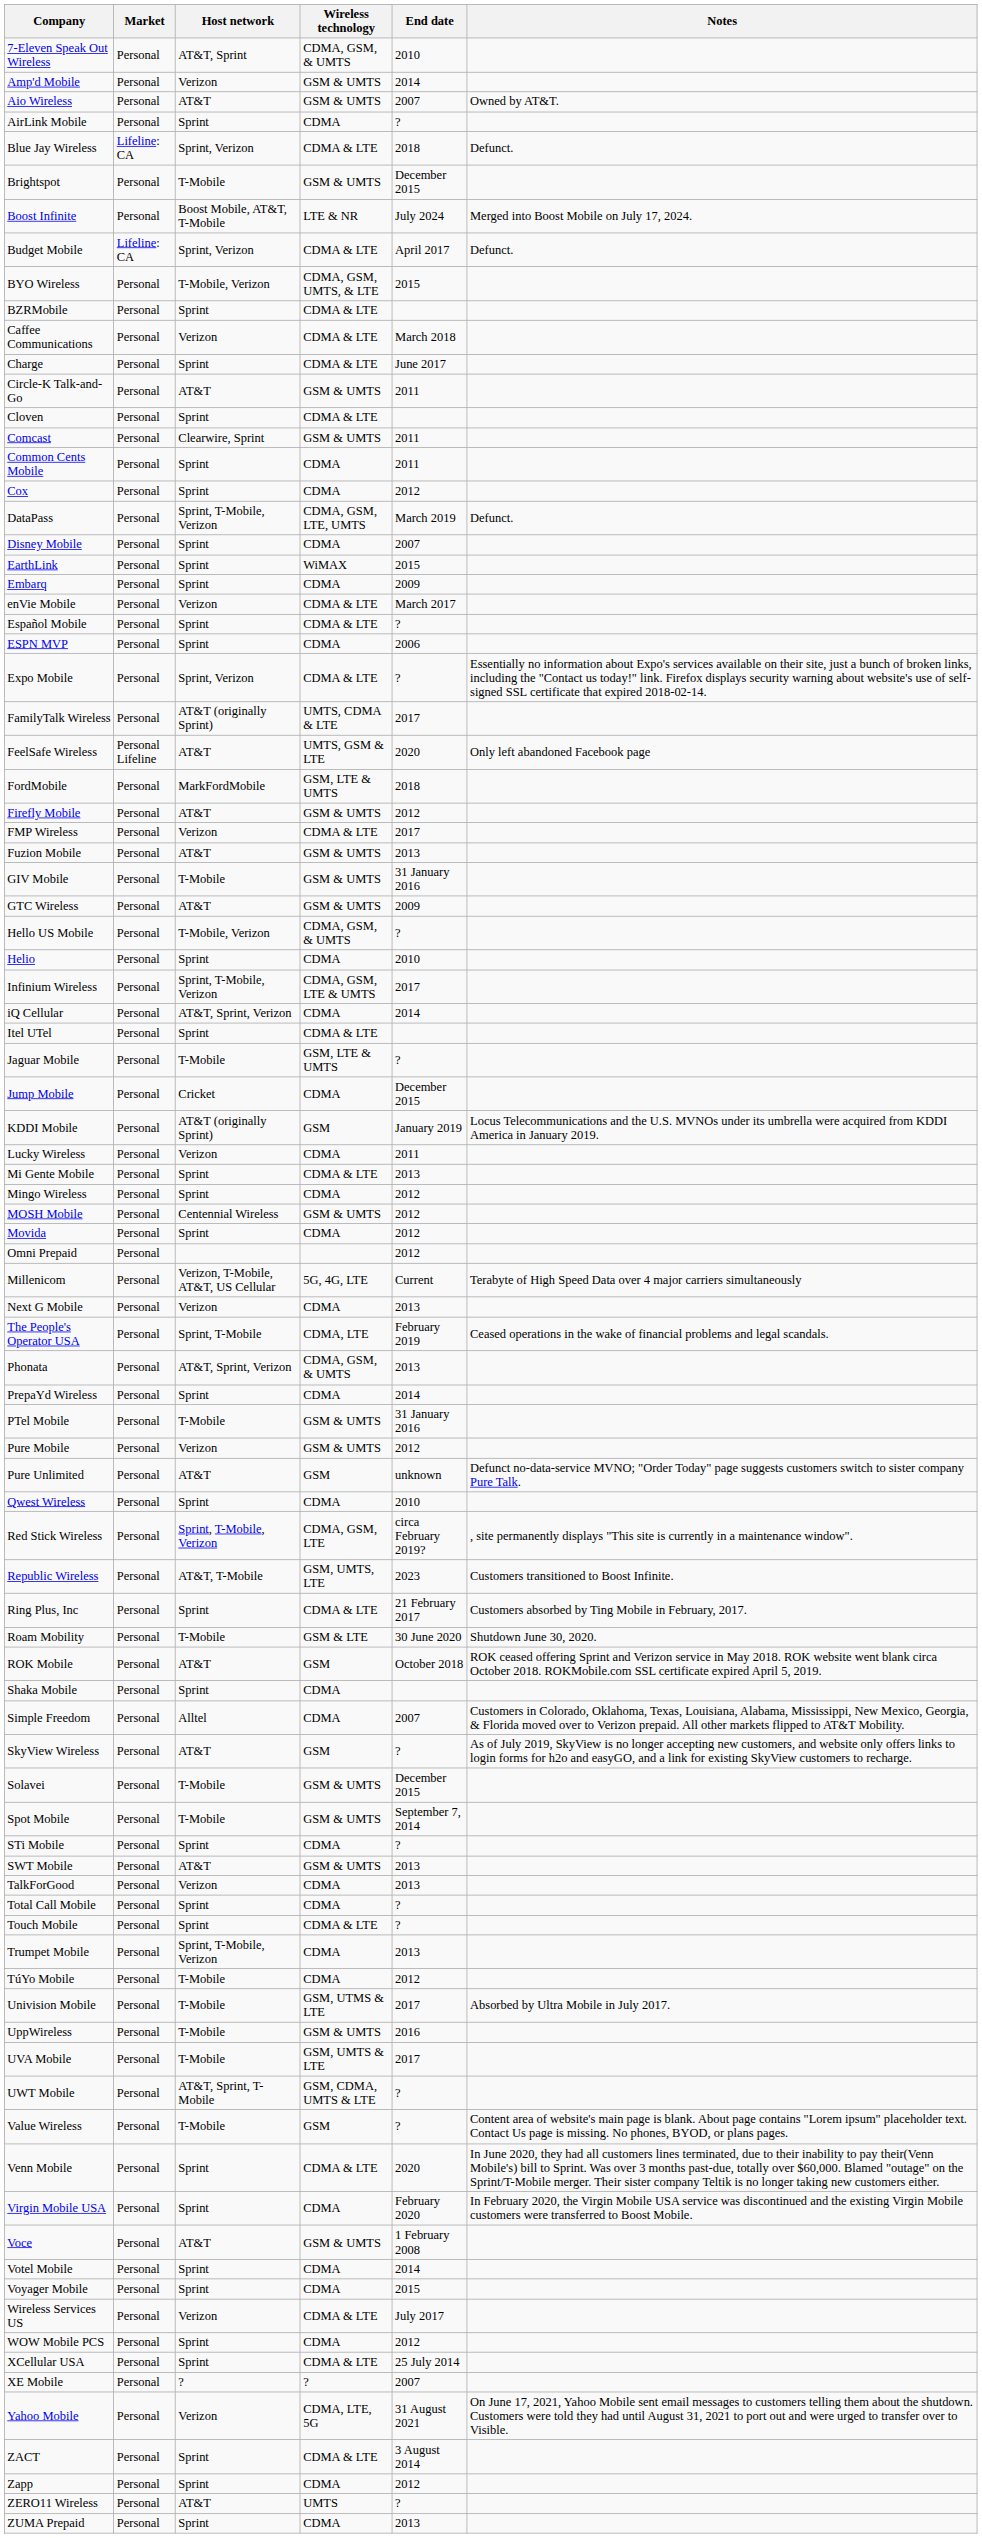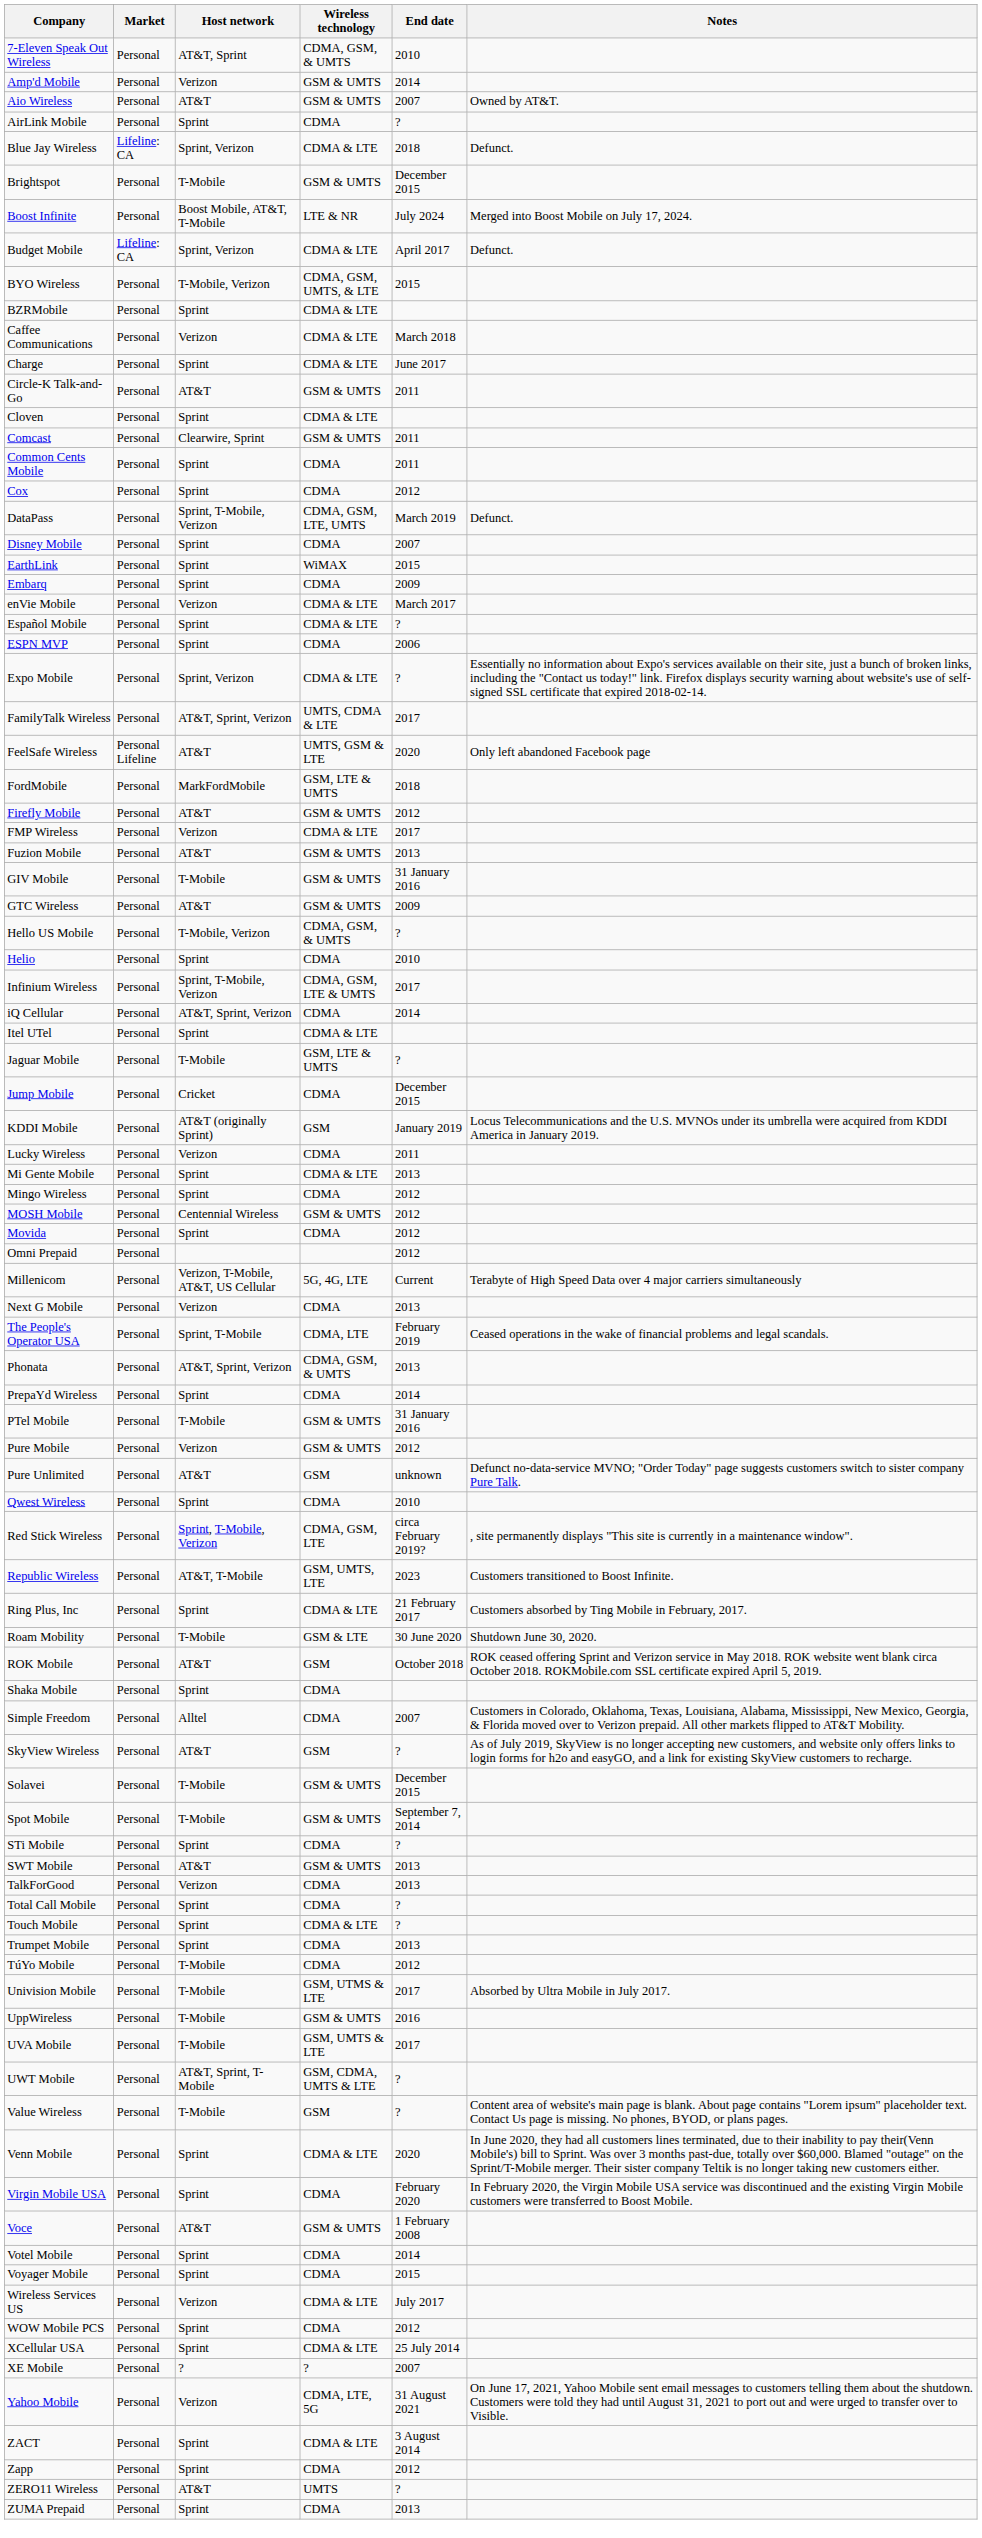(222, 718) AT&T (originally Sprint) -> (235, 718) AT&T, Sprint, Verizon
(221, 1951) Sprint, T-Mobile, Verizon -> (194, 1944) Sprint
